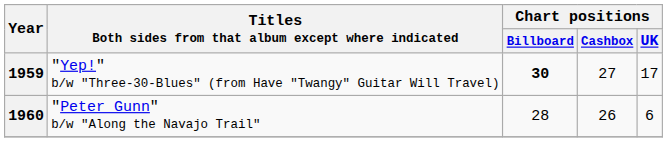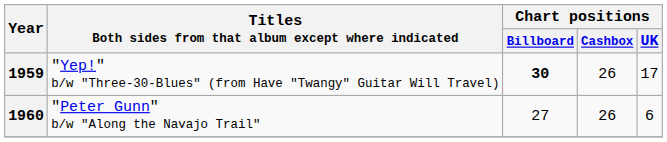(607, 74) 27 -> (607, 74) 26
(540, 116) 28 -> (540, 116) 27
